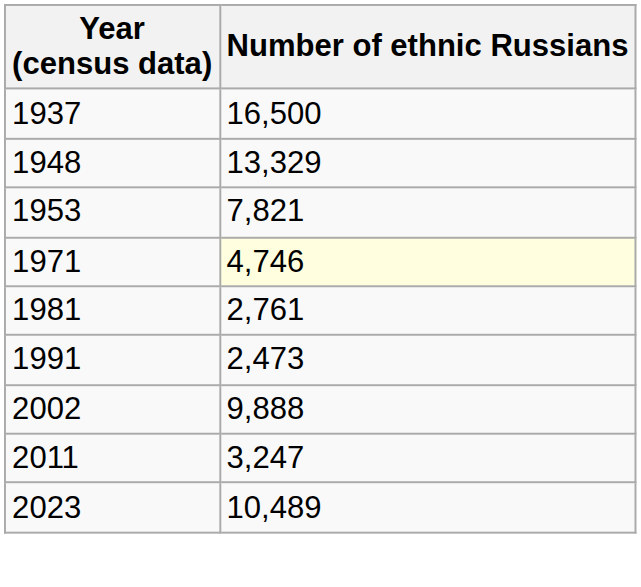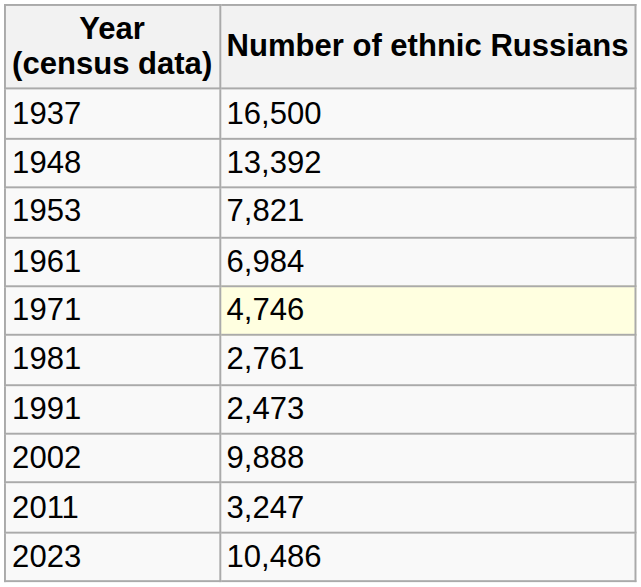(274, 162) 13,329 -> (274, 162) 13,392
+ row: (47, 260)
(274, 507) 10,489 -> (274, 556) 10,486
